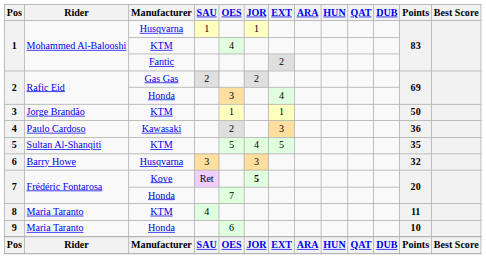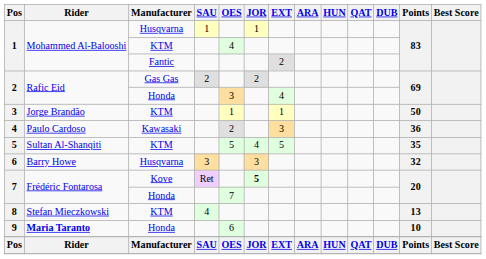(55, 211) Maria Taranto -> (68, 211) Stefan Mieczkowski
(416, 211) 11 -> (416, 211) 13
(55, 228) normal -> (58, 228) bold
